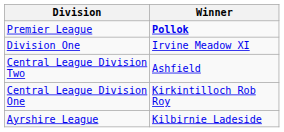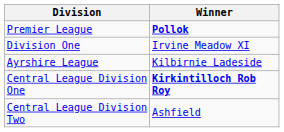rows swapped: (53, 119) <-> (77, 68)
(204, 96) normal -> (204, 85) bold
